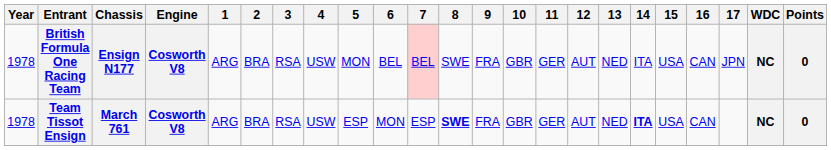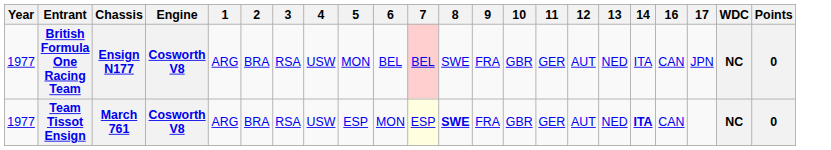- column: (671, 15)
(21, 62) 1978 -> (21, 62) 1977
(21, 123) 1978 -> (21, 123) 1977
(423, 123) no background -> (423, 123) lightyellow background
